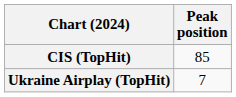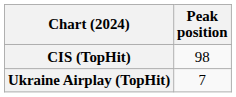(202, 56) 85 -> (202, 56) 98
